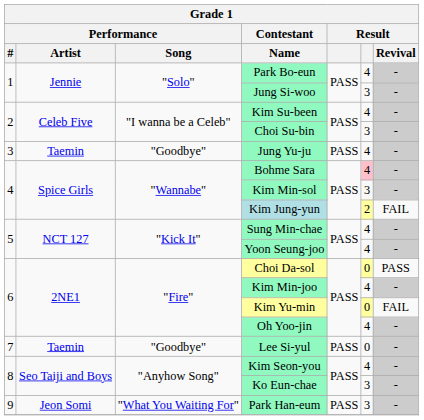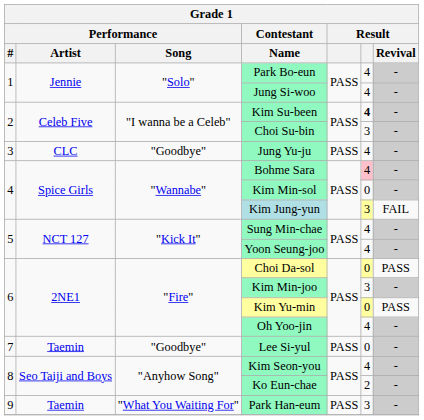(367, 92) 3 -> (367, 92) 4
(367, 111) normal -> (367, 111) bold
(66, 151) Taemin -> (66, 151) CLC
(367, 190) 3 -> (367, 190) 0
(367, 209) 2 -> (367, 209) 3
(367, 287) 4 -> (367, 287) 3
(396, 307) FAIL -> (396, 307) PASS
(367, 385) 3 -> (367, 385) 2
(66, 405) Jeon Somi -> (66, 405) Taemin
